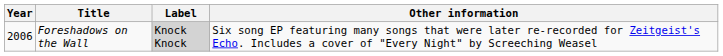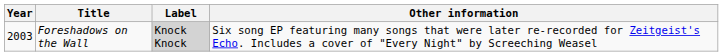(20, 37) 2006 -> (20, 37) 2003
